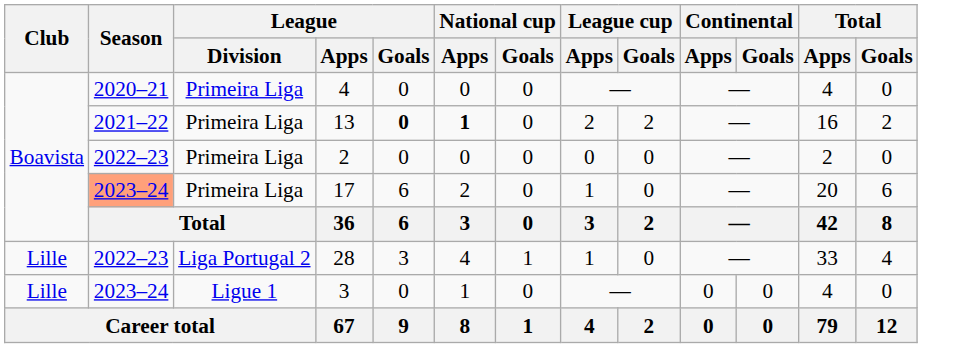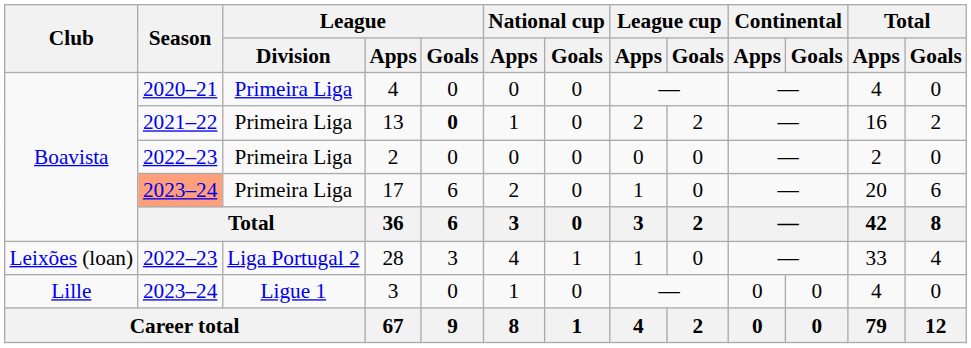(465, 122) bold -> (514, 122) normal
(47, 257) Lille -> (71, 257) Leixões (loan)
